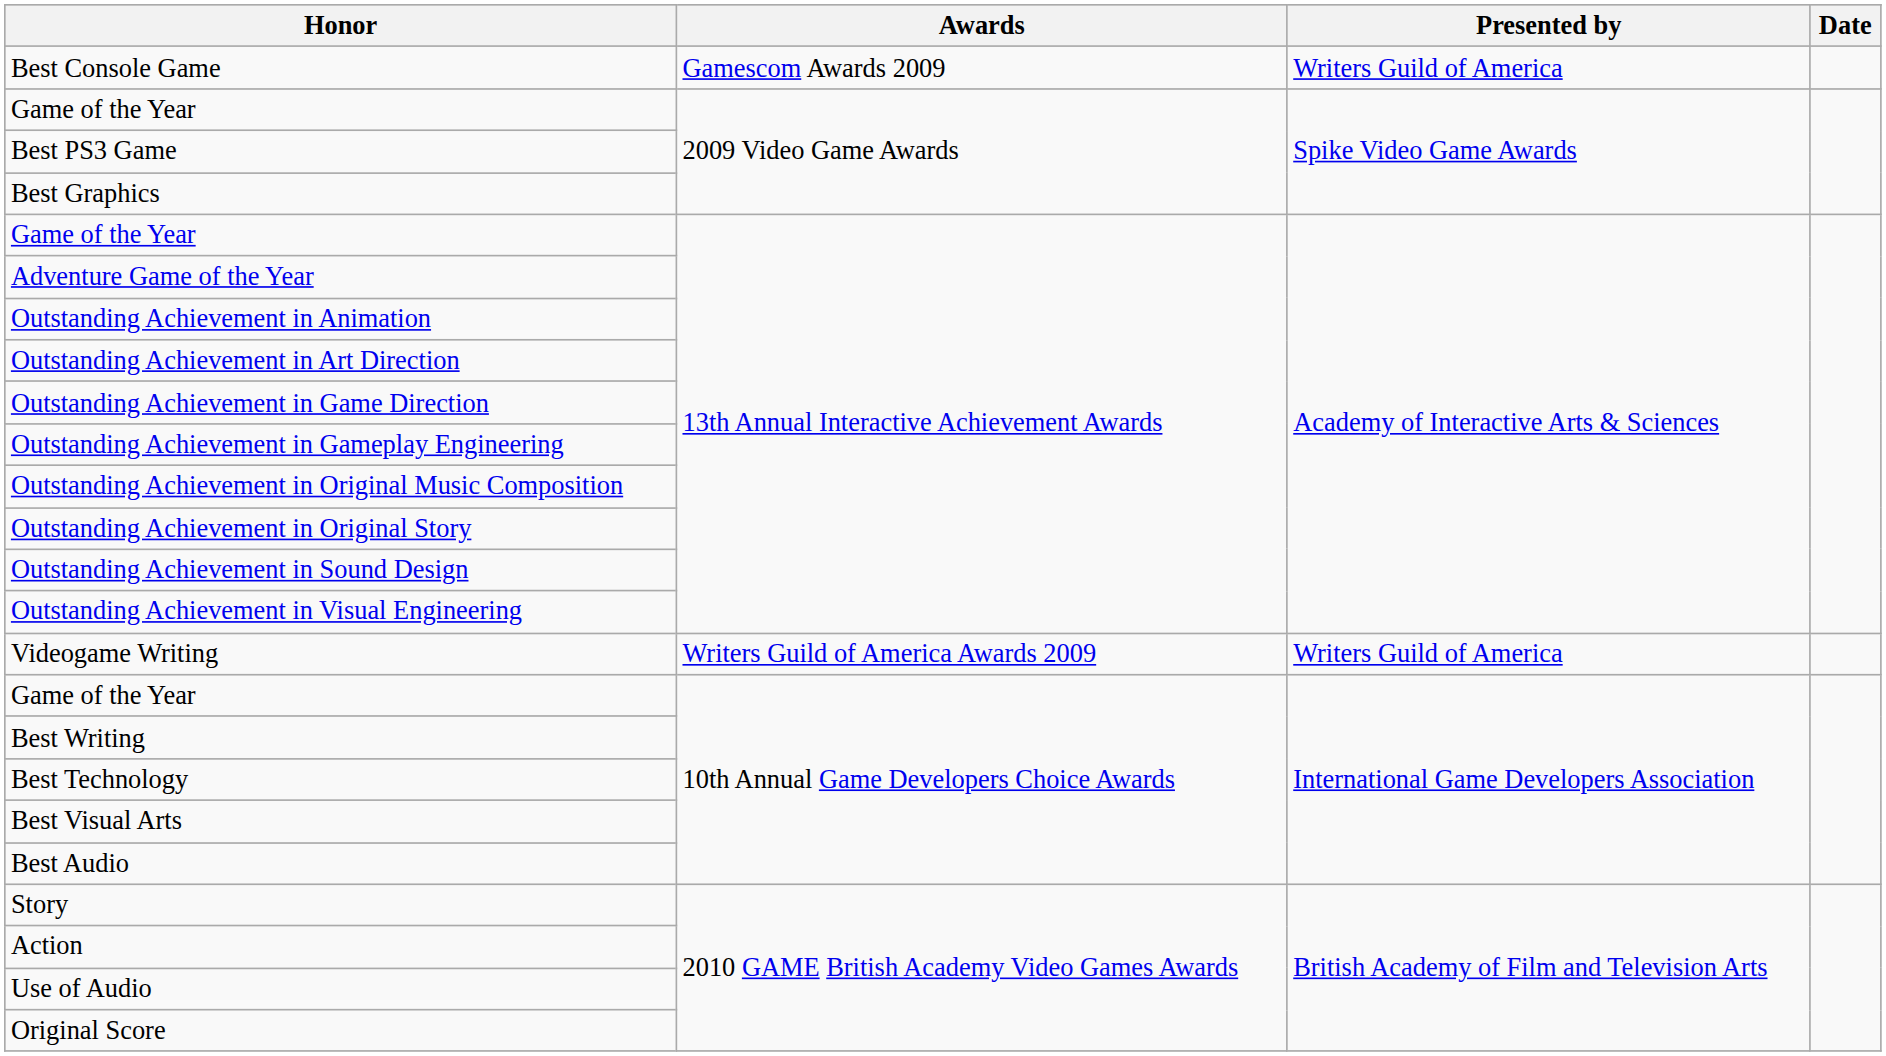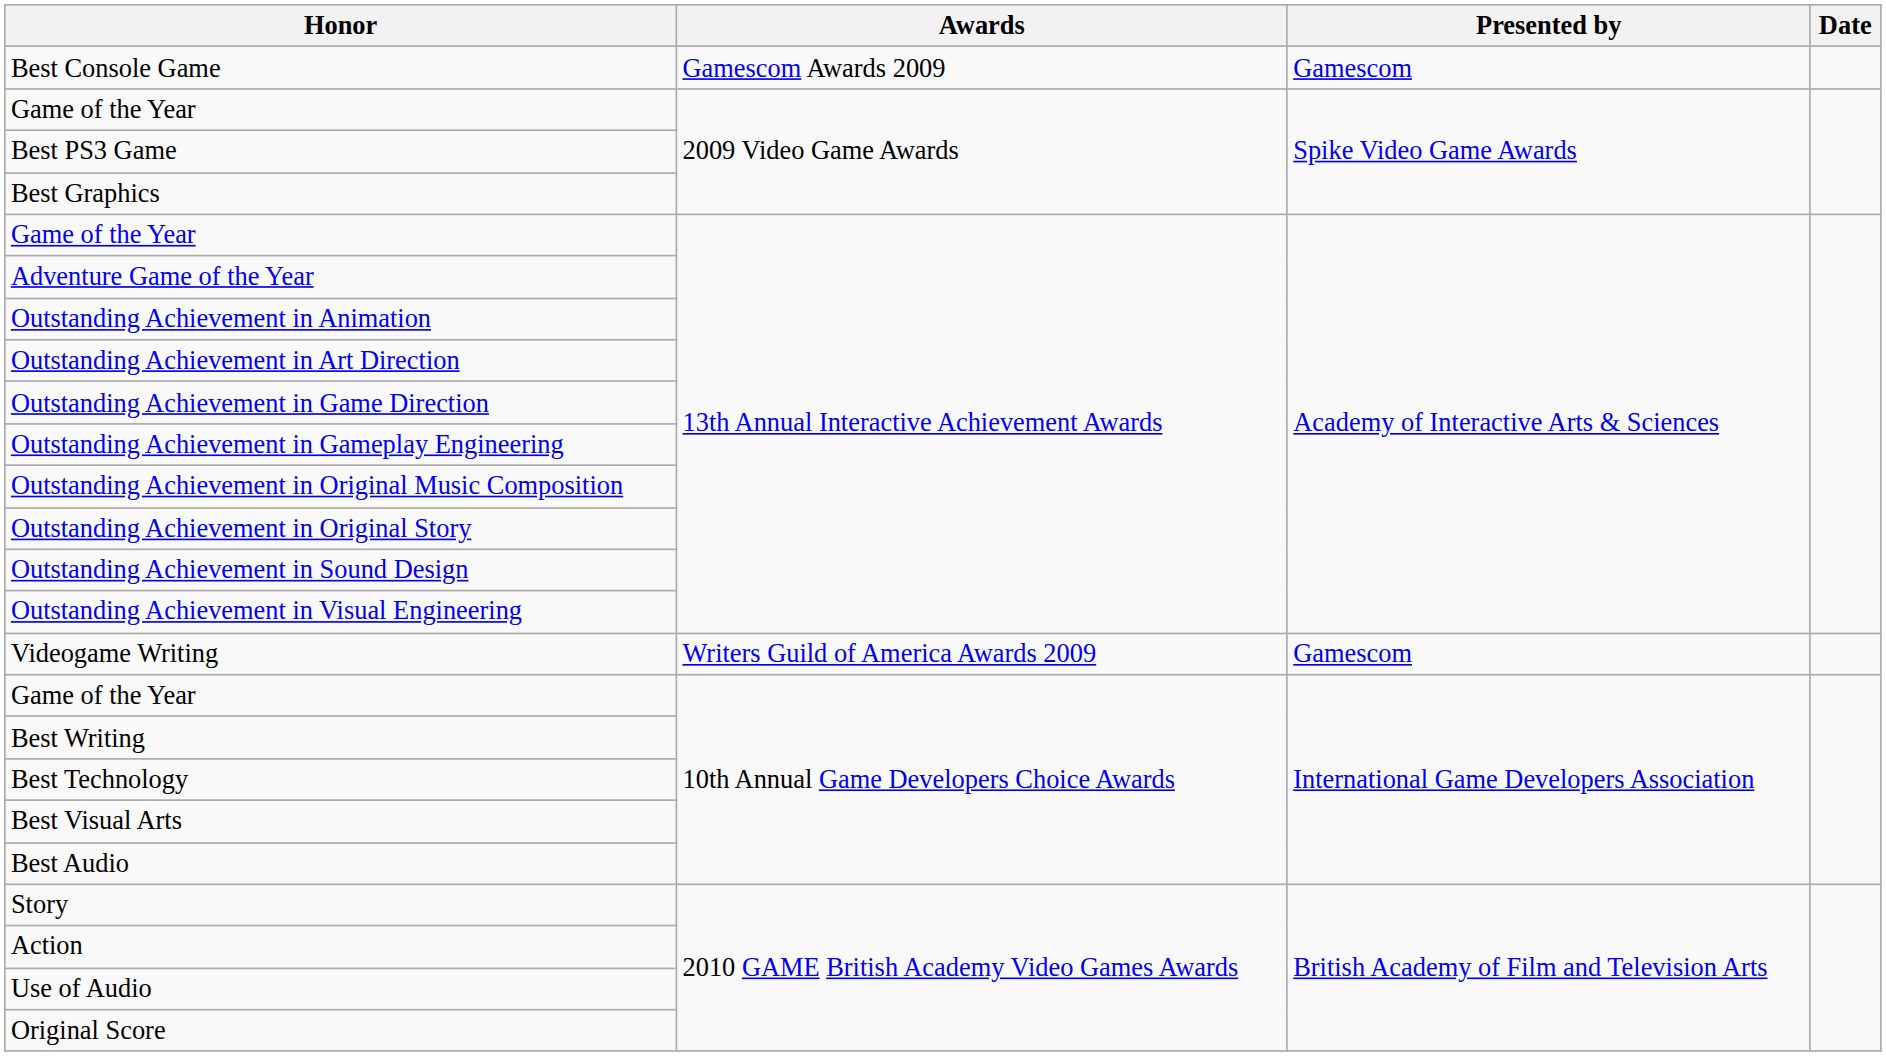(1428, 67) Writers Guild of America -> (1353, 67) Gamescom
(1428, 653) Writers Guild of America -> (1353, 653) Gamescom
